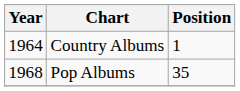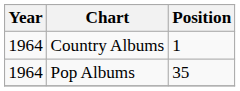(26, 72) 1968 -> (26, 72) 1964
